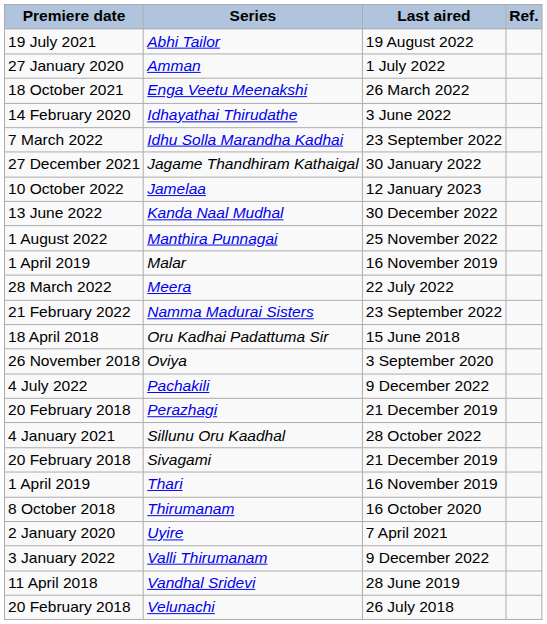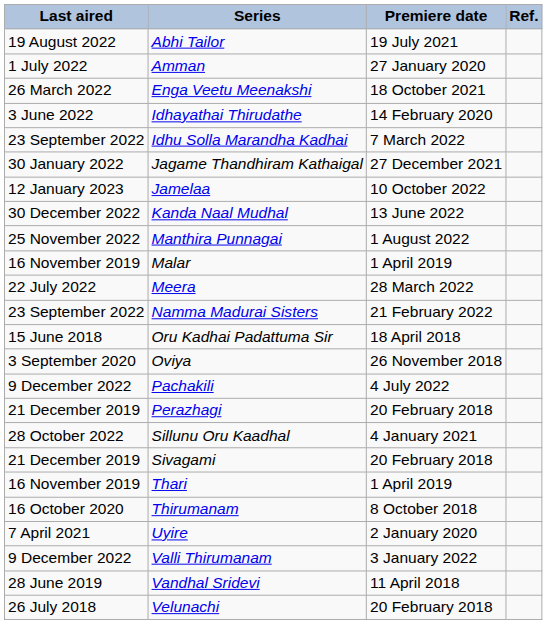columns swapped: (74, 16) <-> (434, 16)
